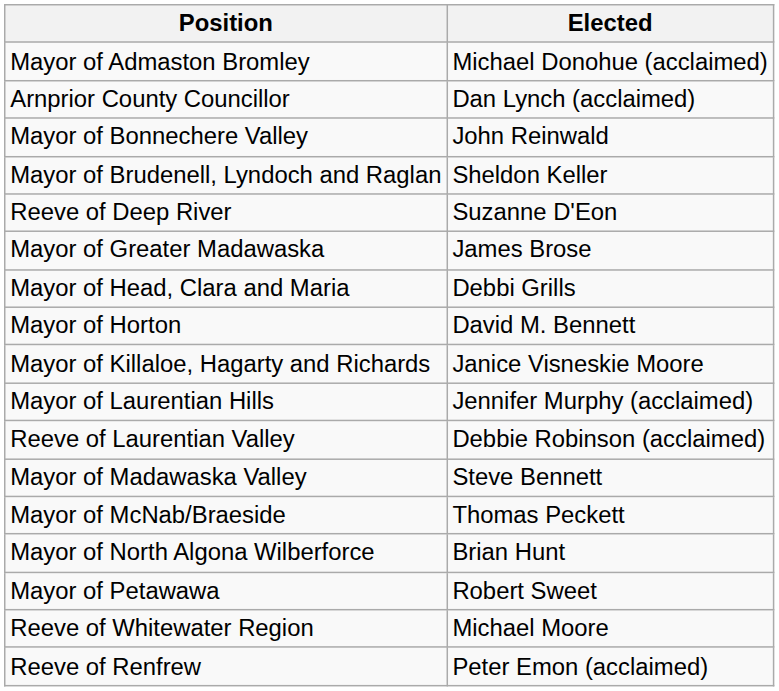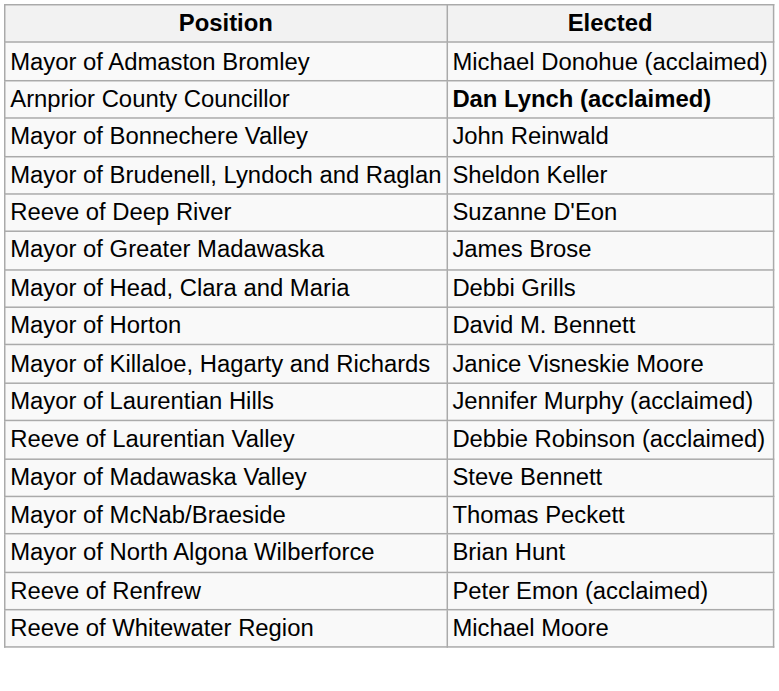(574, 99) normal -> (582, 99) bold
- row: (115, 590)
rows swapped: (106, 666) <-> (162, 628)
